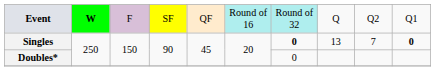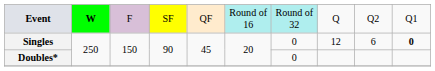(294, 41) bold -> (294, 41) normal
(336, 41) 13 -> (336, 41) 12
(373, 41) 7 -> (373, 41) 6
